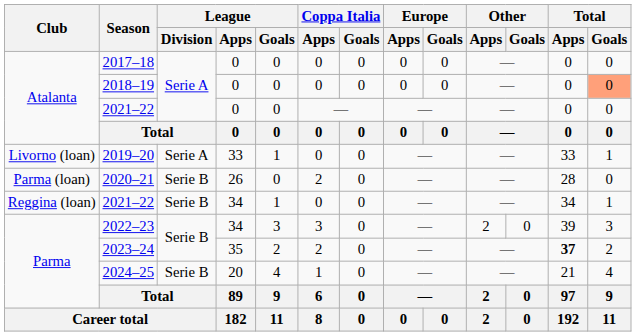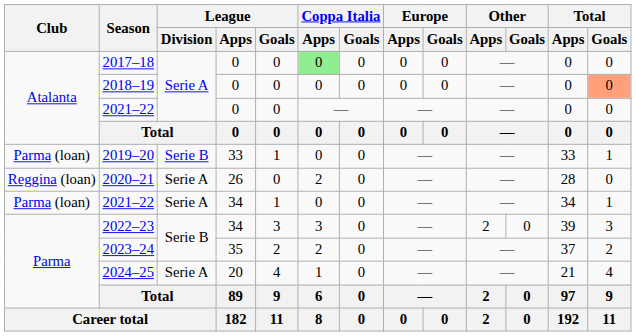(319, 62) no background -> (319, 62) lightgreen background
(52, 156) Livorno (loan) -> (52, 156) Parma (loan)
(187, 156) Serie A -> (187, 156) Serie B
(52, 179) Parma (loan) -> (52, 179) Reggina (loan)
(187, 179) Serie B -> (187, 179) Serie A
(52, 202) Reggina (loan) -> (52, 202) Parma (loan)
(187, 202) Serie B -> (187, 202) Serie A
(568, 249) bold -> (568, 249) normal
(187, 272) Serie B -> (187, 272) Serie A
